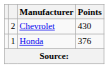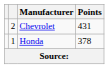(85, 26) 430 -> (85, 26) 431
(85, 41) 376 -> (85, 41) 378
